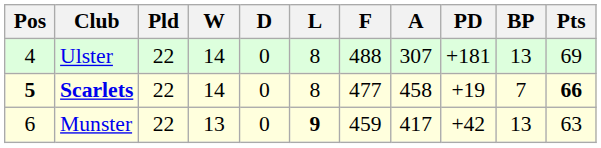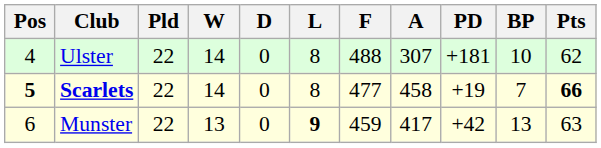(521, 55) 13 -> (521, 55) 10
(571, 55) 69 -> (571, 55) 62
